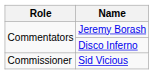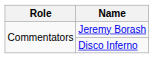- row: (103, 61)
